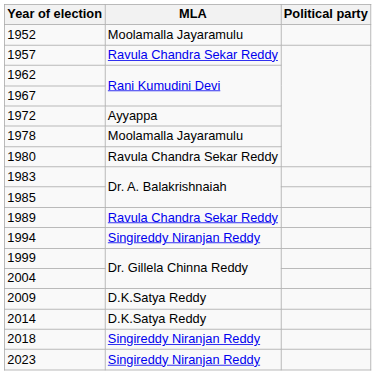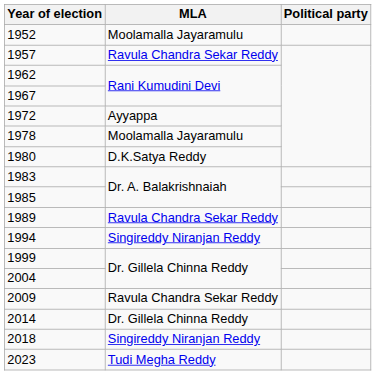(193, 156) Ravula Chandra Sekar Reddy -> (157, 156) D.K.Satya Reddy
(157, 298) D.K.Satya Reddy -> (193, 298) Ravula Chandra Sekar Reddy
(157, 319) D.K.Satya Reddy -> (178, 319) Dr. Gillela Chinna Reddy
(184, 359) Singireddy Niranjan Reddy -> (162, 359) Tudi Megha Reddy
